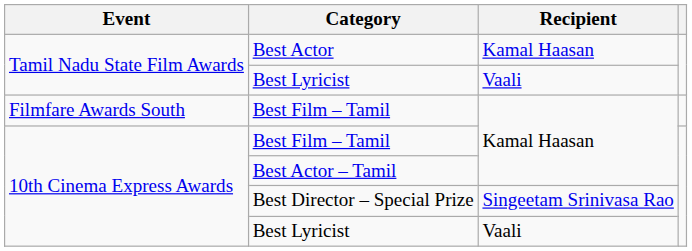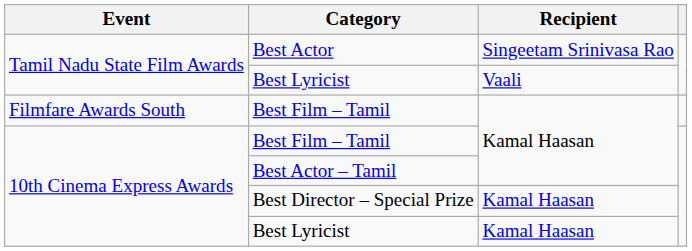(538, 49) Kamal Haasan -> (578, 49) Singeetam Srinivasa Rao
(578, 200) Singeetam Srinivasa Rao -> (538, 200) Kamal Haasan
(502, 230) Vaali -> (538, 230) Kamal Haasan
